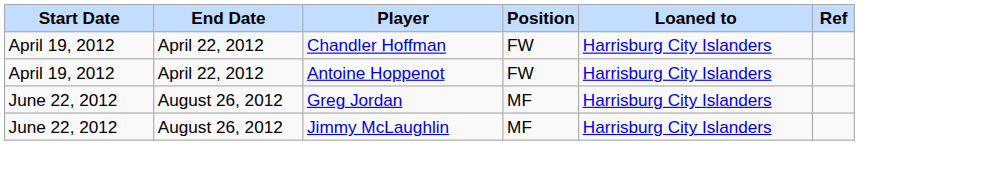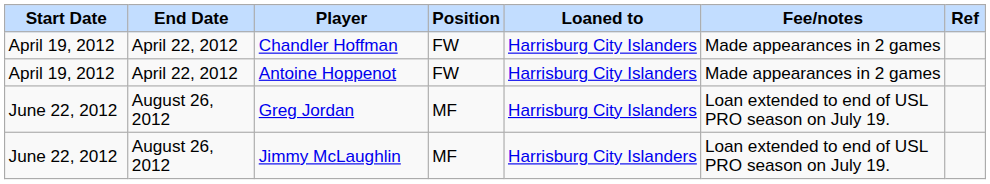+ column: (823, 18)
